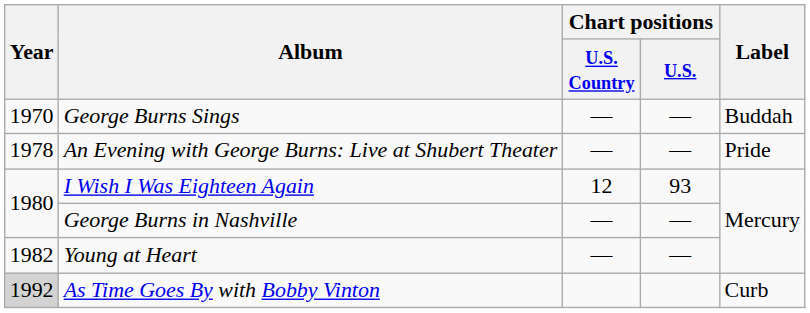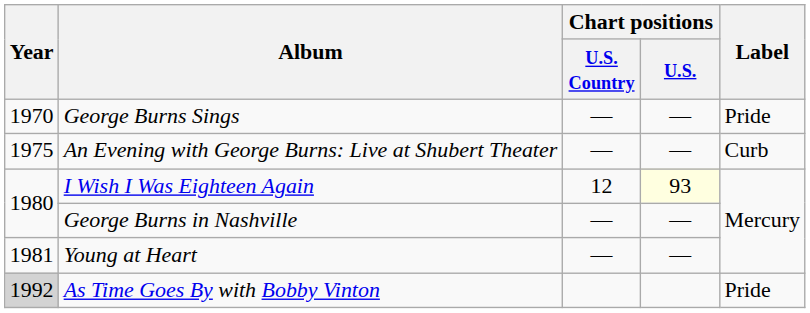(759, 116) Buddah -> (748, 116) Pride
(32, 150) 1978 -> (32, 150) 1975
(748, 150) Pride -> (746, 150) Curb
(680, 185) no background -> (680, 185) lightyellow background
(32, 255) 1982 -> (32, 255) 1981
(746, 289) Curb -> (748, 289) Pride
